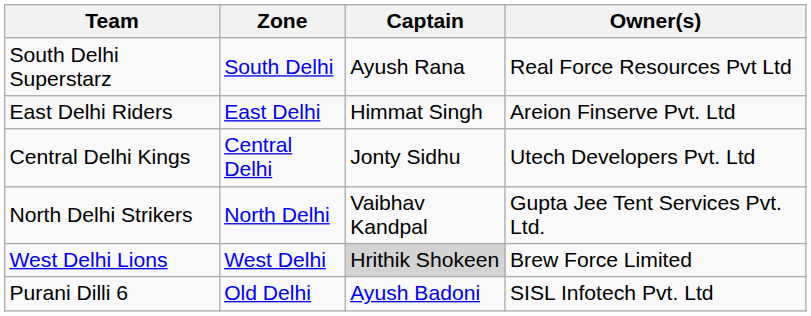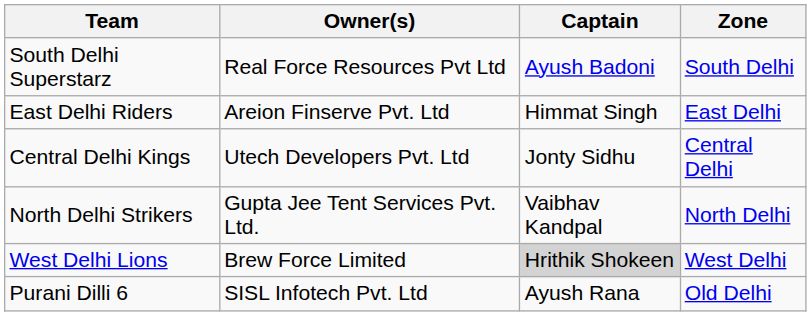columns swapped: (282, 21) <-> (656, 21)
(407, 66) Ayush Rana -> (590, 66) Ayush Badoni
(415, 293) Ayush Badoni -> (582, 293) Ayush Rana
